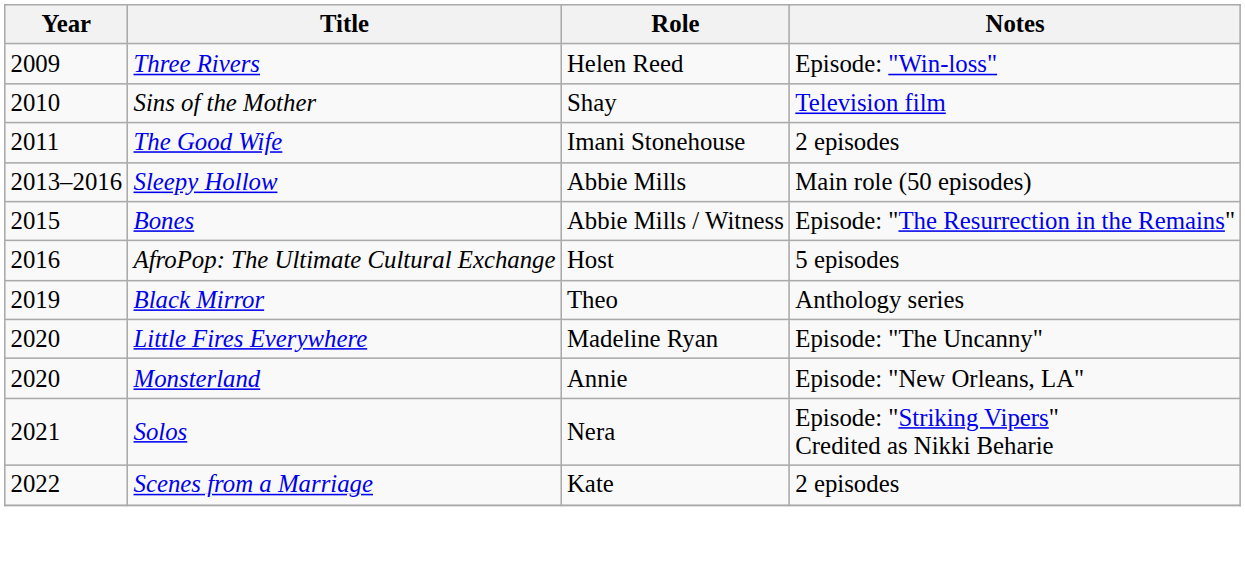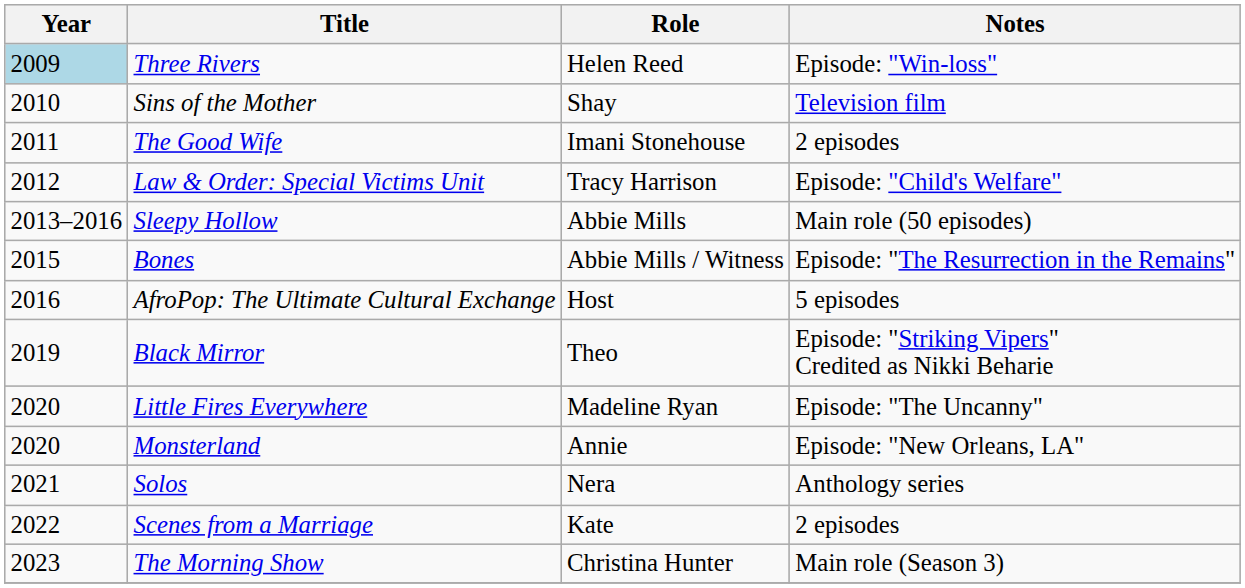(35, 63) no background -> (35, 63) lightblue background
+ row: (309, 181)
(880, 299) Anthology series -> (927, 352) Episode: "Striking Vipers" Credited as Nikki Beharie
(927, 431) Episode: "Striking Vipers" Credited as Nikki Beharie -> (880, 484) Anthology series
+ row: (229, 563)
